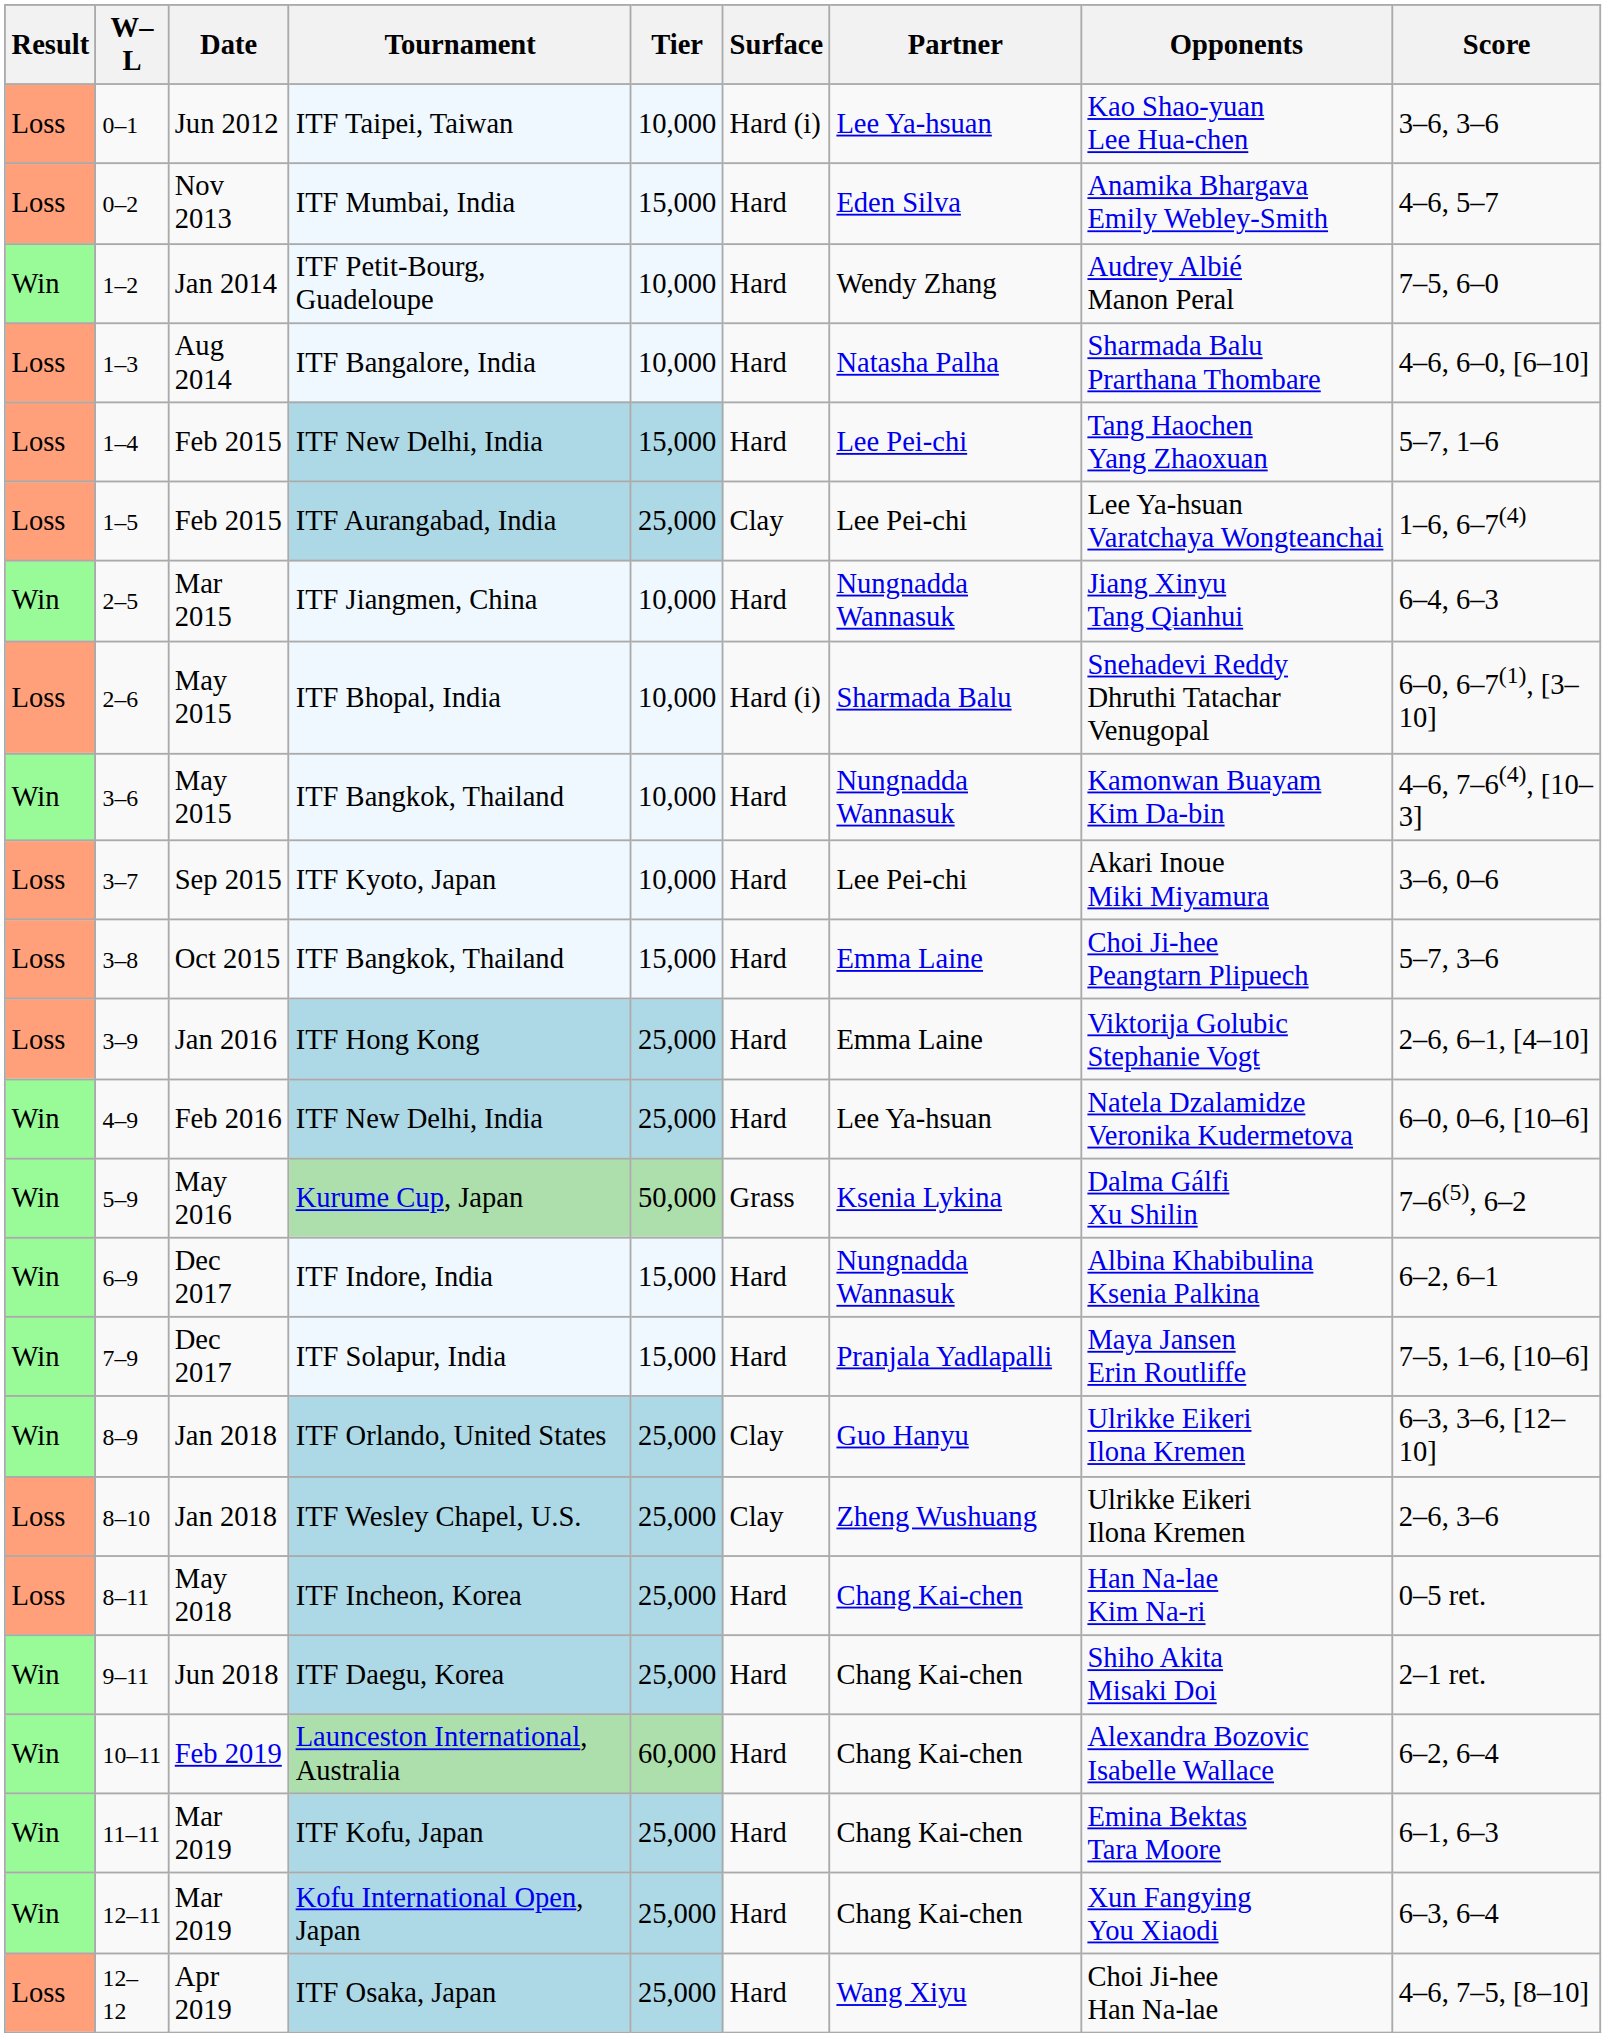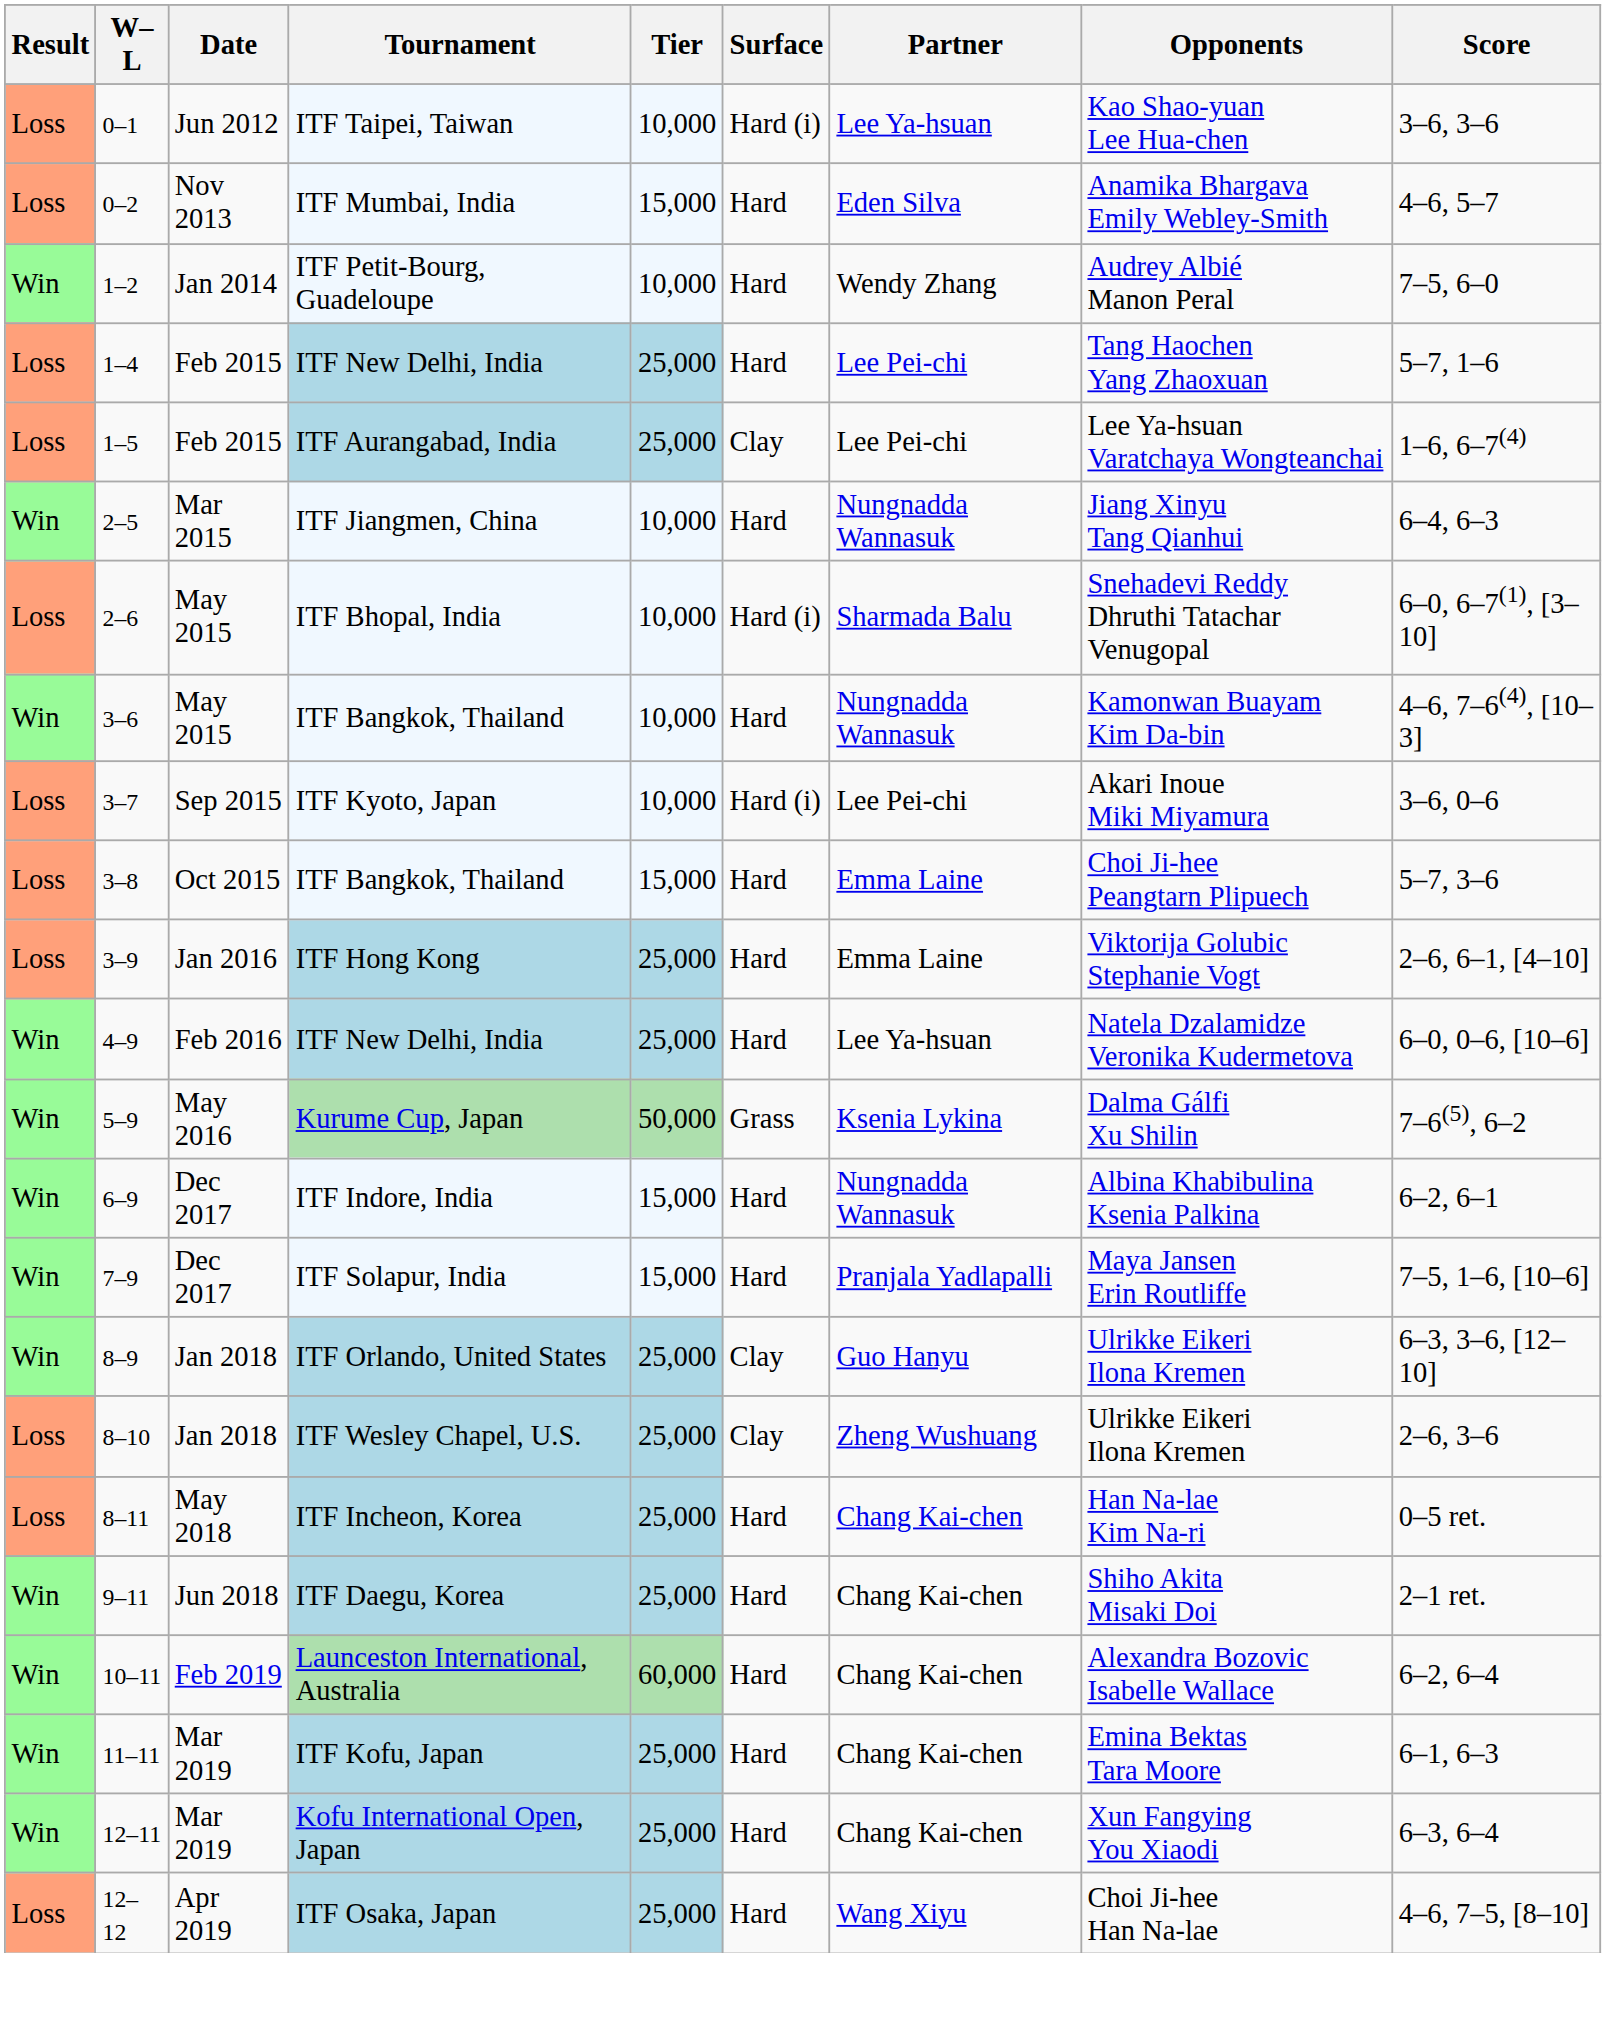- row: (120, 363)
(677, 441) 15,000 -> (677, 361) 25,000
(758, 879) Hard -> (775, 799) Hard (i)
